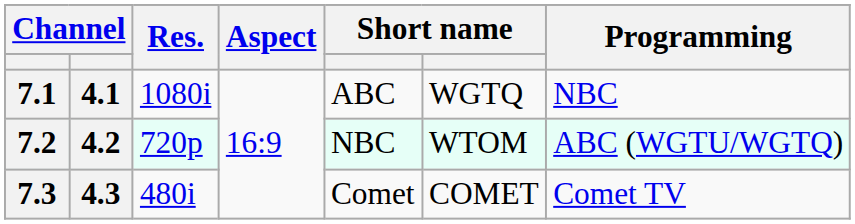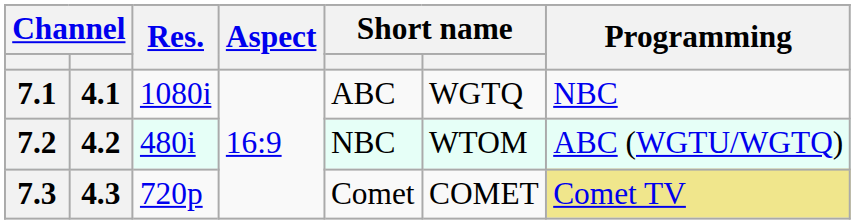(171, 143) 720p -> (168, 143) 480i
(168, 193) 480i -> (171, 193) 720p
(620, 193) no background -> (620, 193) khaki background
